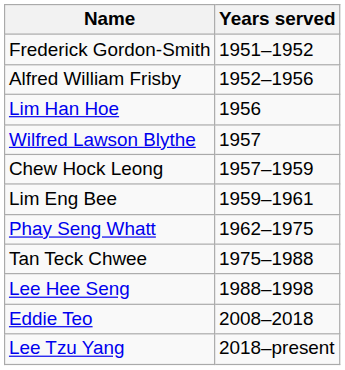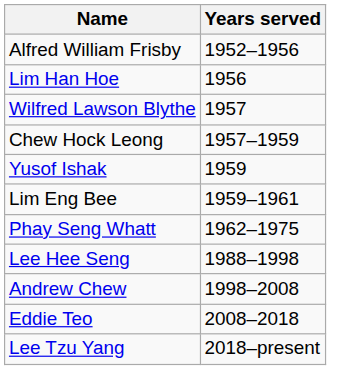- row: (110, 49)
+ row: (58, 169)
- row: (78, 259)
+ row: (68, 288)
